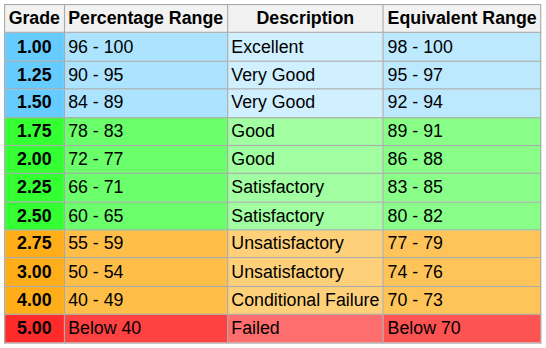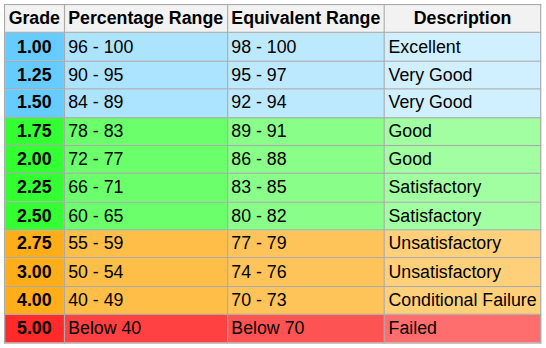columns swapped: (462, 18) <-> (305, 18)
